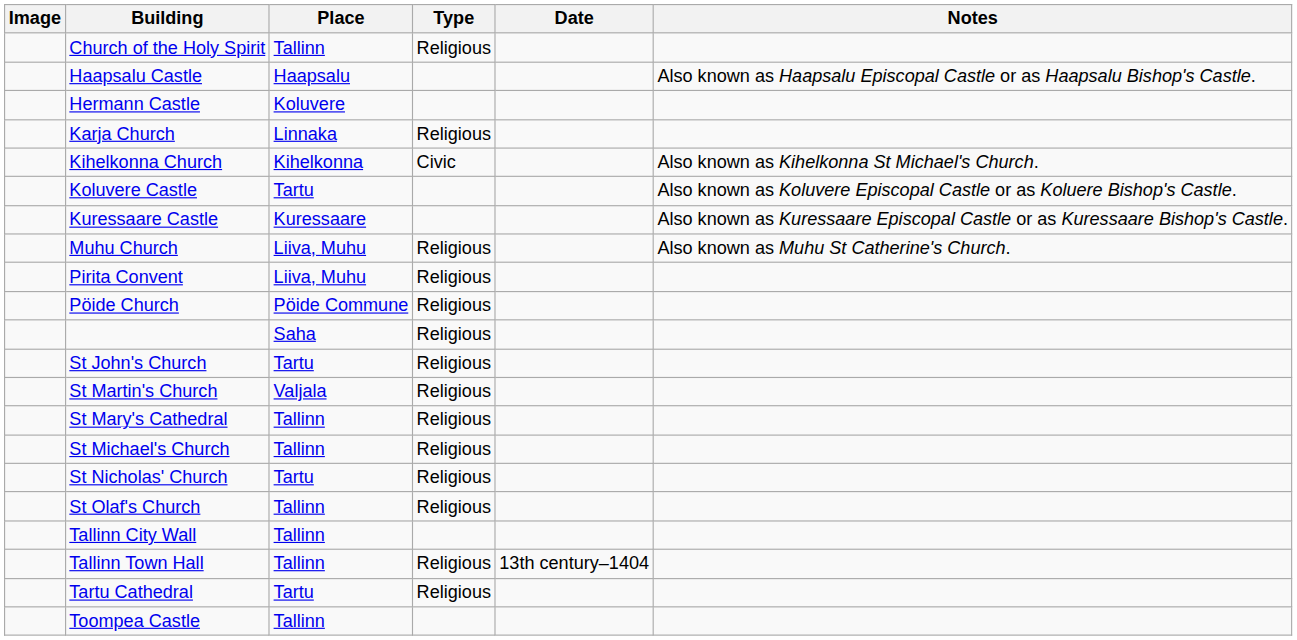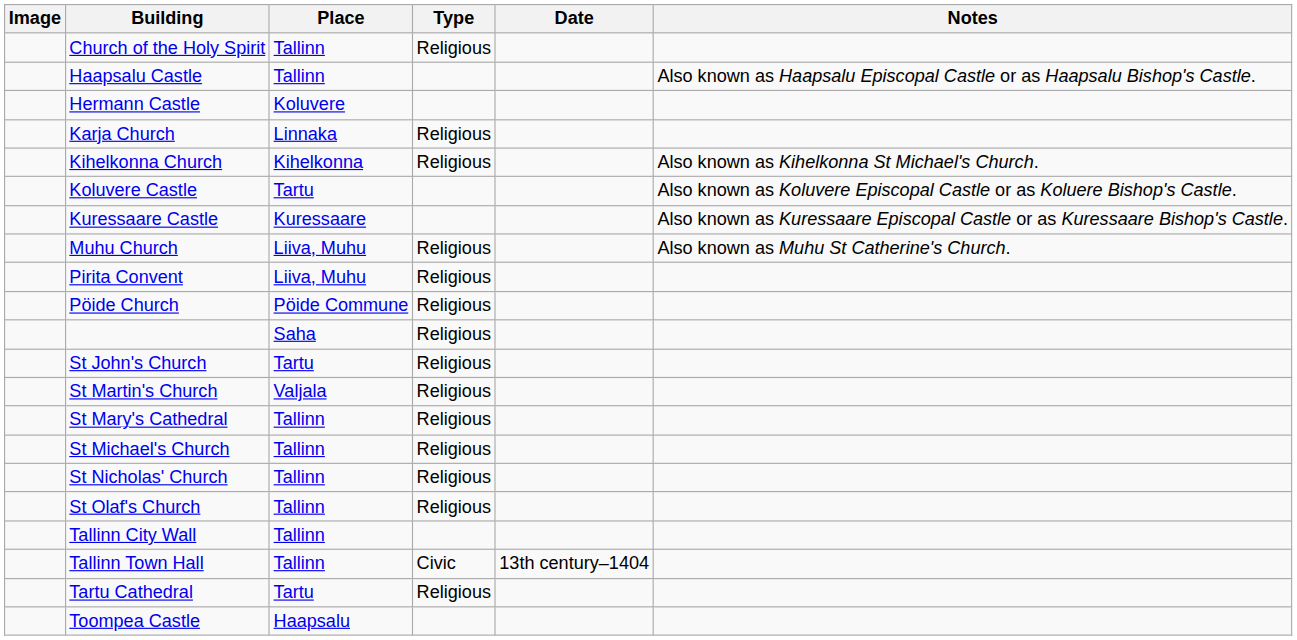(312, 76) Haapsalu -> (299, 76) Tallinn
(436, 162) Civic -> (454, 162) Religious
(294, 477) Tartu -> (299, 477) Tallinn
(454, 563) Religious -> (436, 563) Civic
(299, 620) Tallinn -> (312, 620) Haapsalu
